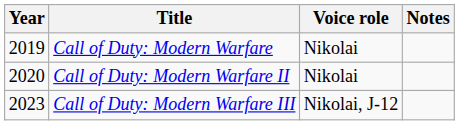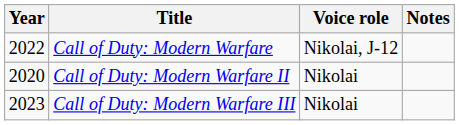(27, 47) 2019 -> (27, 47) 2022
(331, 47) Nikolai -> (351, 47) Nikolai, J-12
(351, 104) Nikolai, J-12 -> (331, 104) Nikolai
